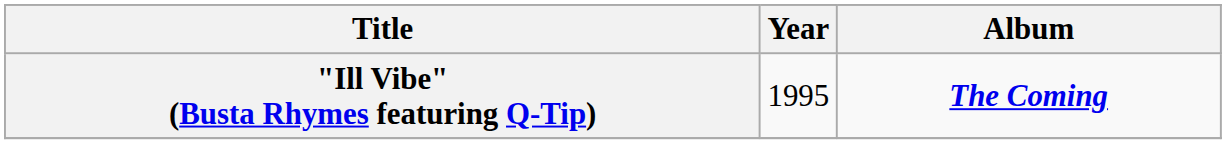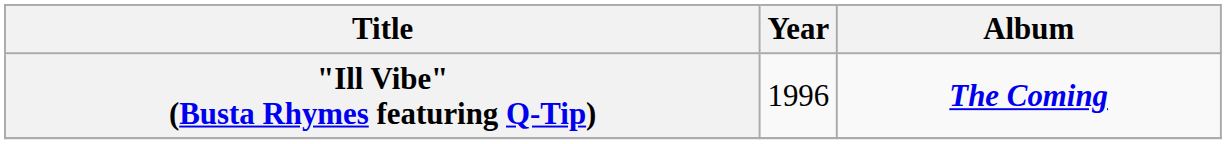(798, 95) 1995 -> (798, 95) 1996
